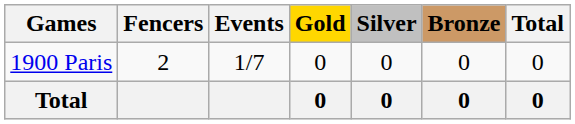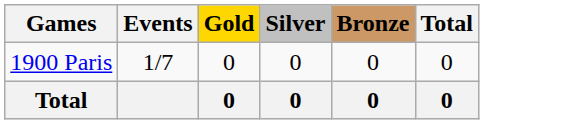- column: (163, 23)
